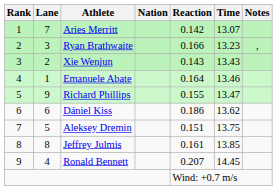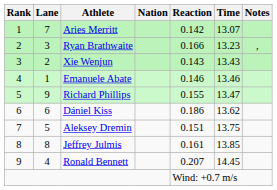(192, 78) 0.164 -> (192, 78) 0.146
